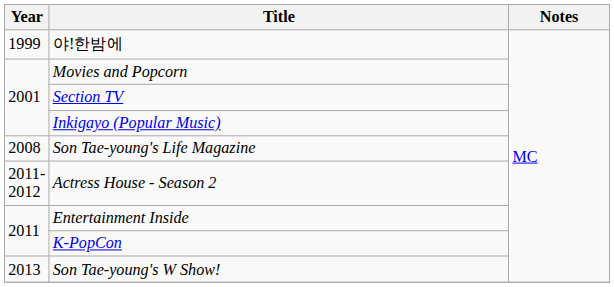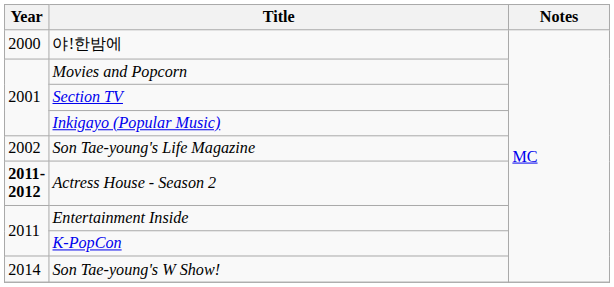(24, 44) 1999 -> (24, 44) 2000
(24, 148) 2008 -> (24, 148) 2002
(27, 183) normal -> (27, 183) bold
(24, 269) 2013 -> (24, 269) 2014
